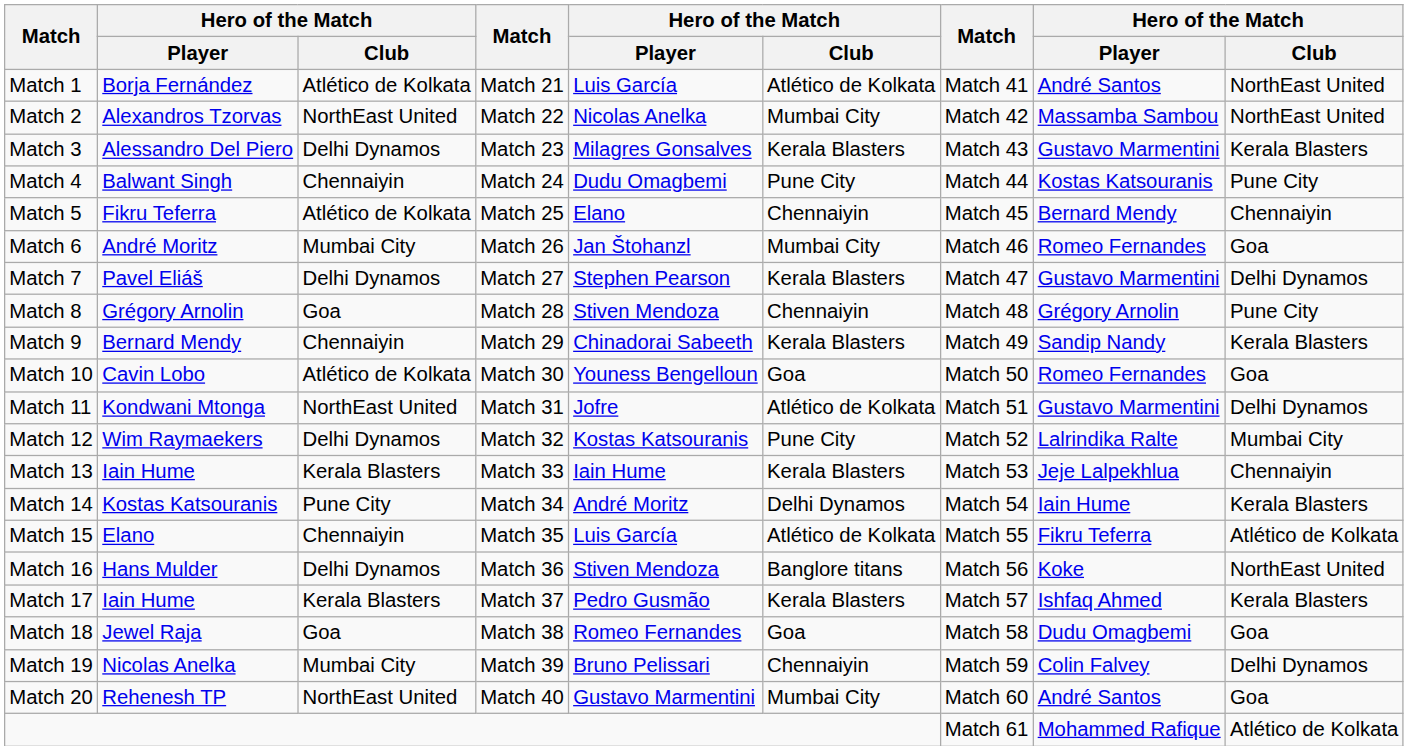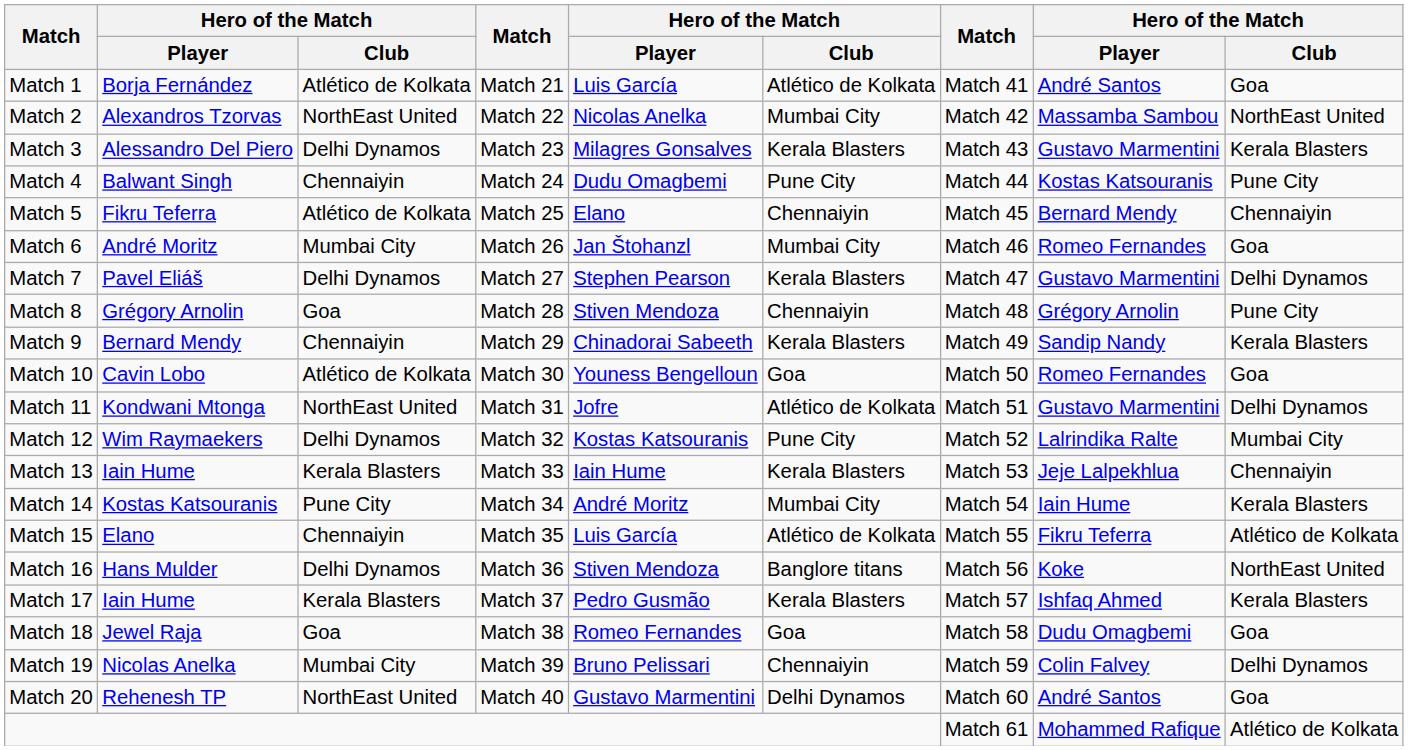(1307, 85) NorthEast United -> (1249, 85) Goa
(836, 504) Delhi Dynamos -> (824, 504) Mumbai City
(824, 697) Mumbai City -> (836, 697) Delhi Dynamos
